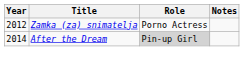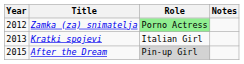(175, 25) no background -> (175, 25) lightgreen background
+ row: (66, 39)
(17, 39) 2014 -> (17, 53) 2015
